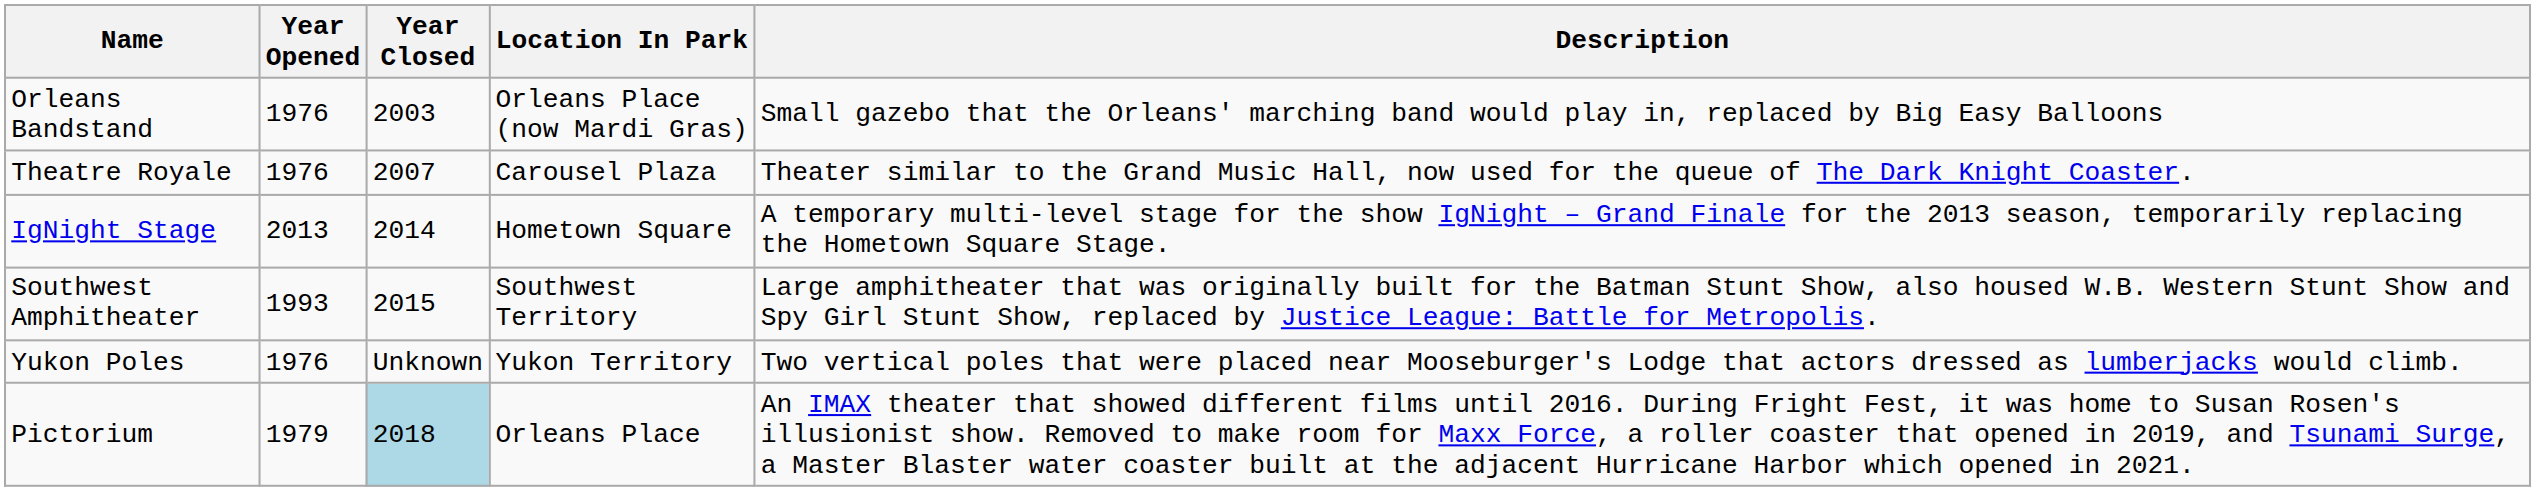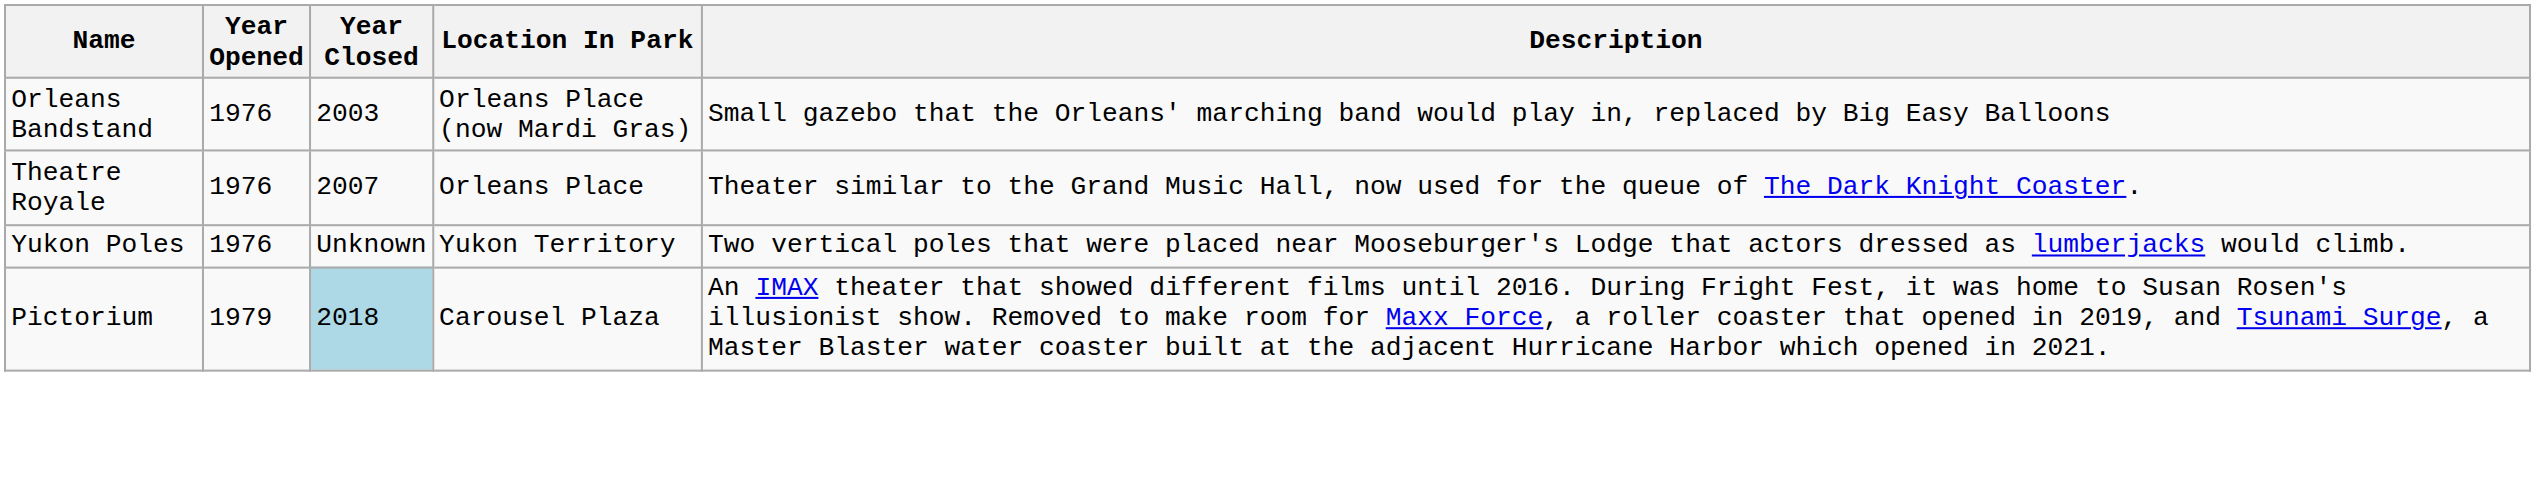(606, 173) Carousel Plaza -> (542, 188) Orleans Place
- row: (114, 231)
- row: (106, 304)
(598, 435) Orleans Place -> (549, 319) Carousel Plaza
